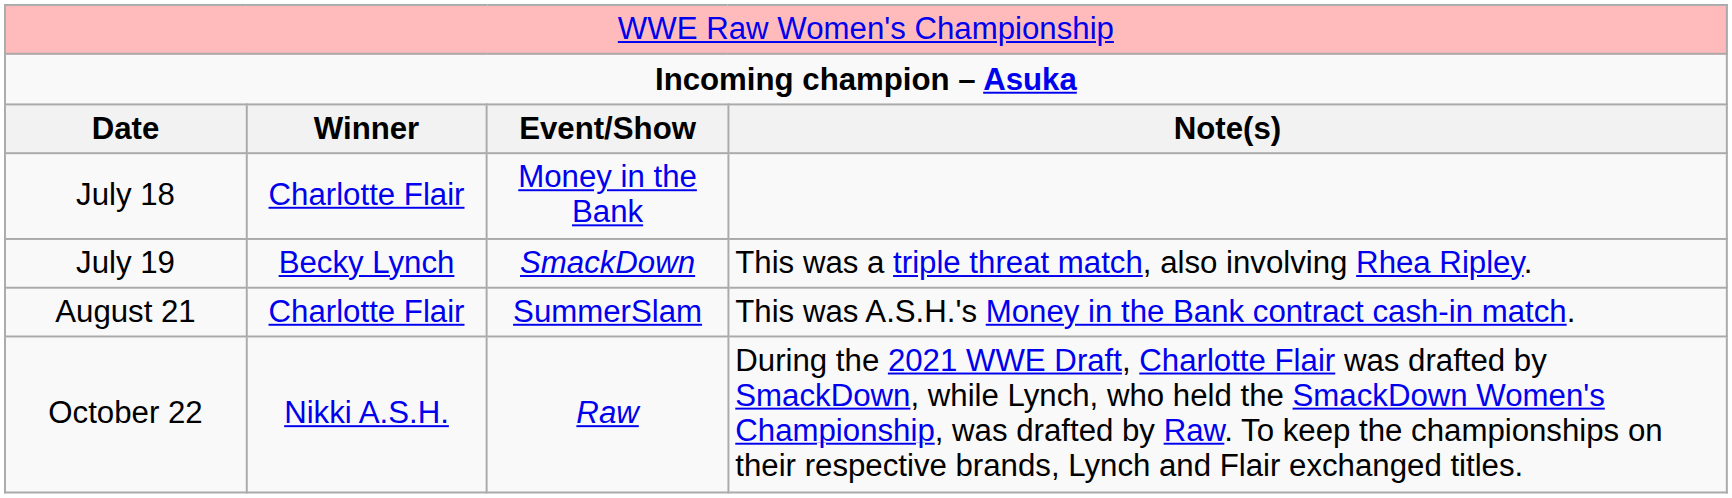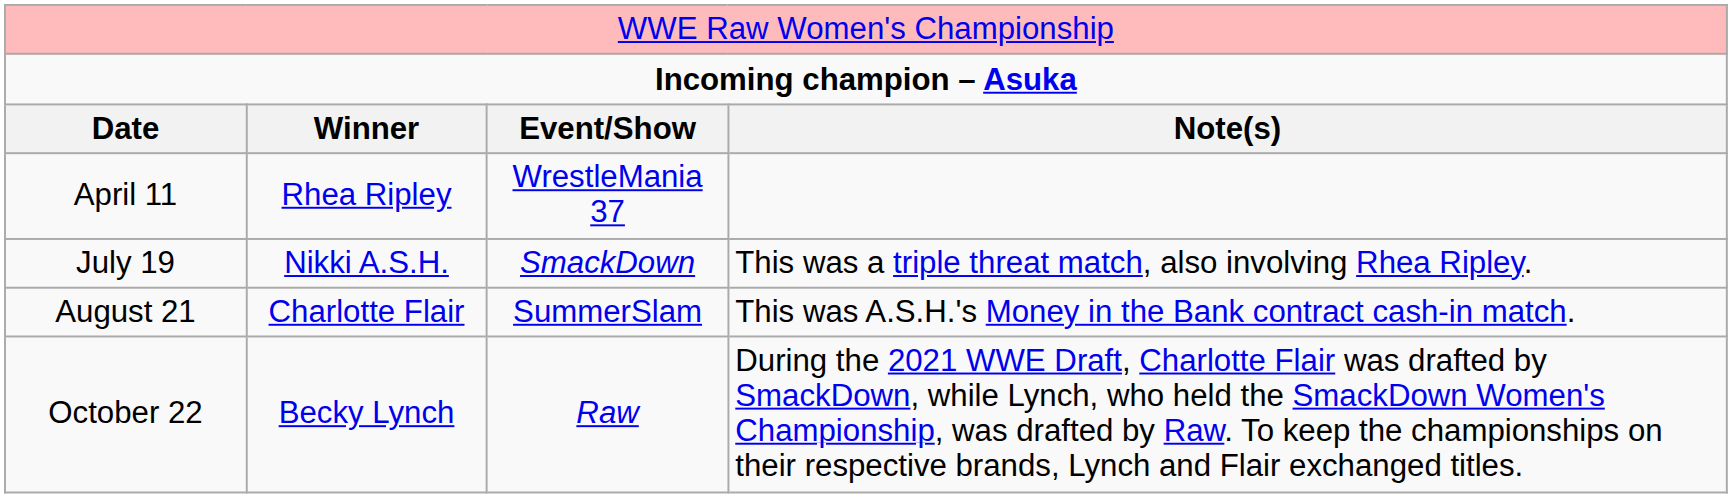+ row: (125, 195)
- row: (125, 195)
(367, 262) Becky Lynch -> (367, 262) Nikki A.S.H.
(367, 413) Nikki A.S.H. -> (367, 413) Becky Lynch
